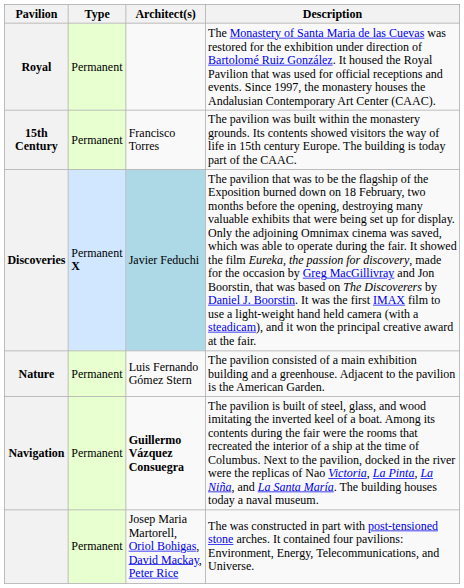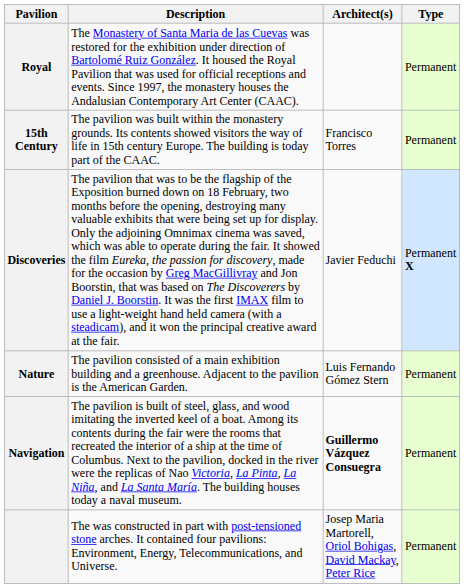columns swapped: (97, 14) <-> (332, 14)
(164, 260) lightblue background -> (361, 260) no background
